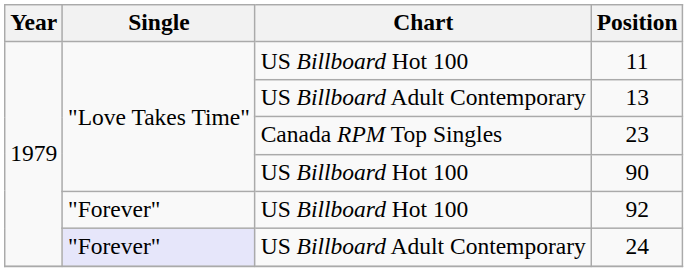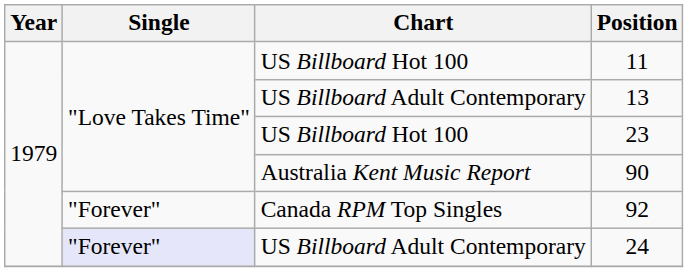(381, 135) Canada RPM Top Singles -> (364, 135) US Billboard Hot 100
(364, 172) US Billboard Hot 100 -> (396, 172) Australia Kent Music Report
(364, 209) US Billboard Hot 100 -> (381, 209) Canada RPM Top Singles
